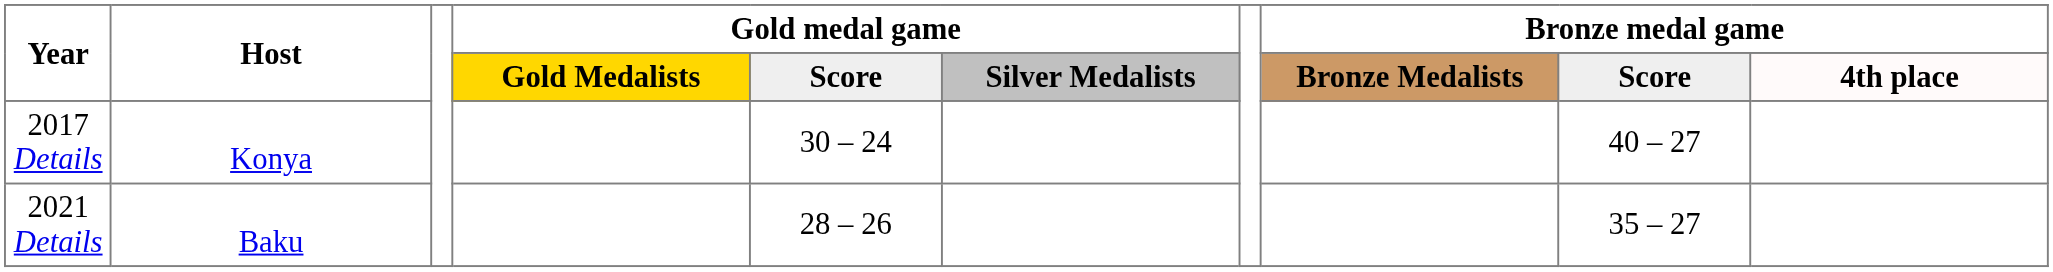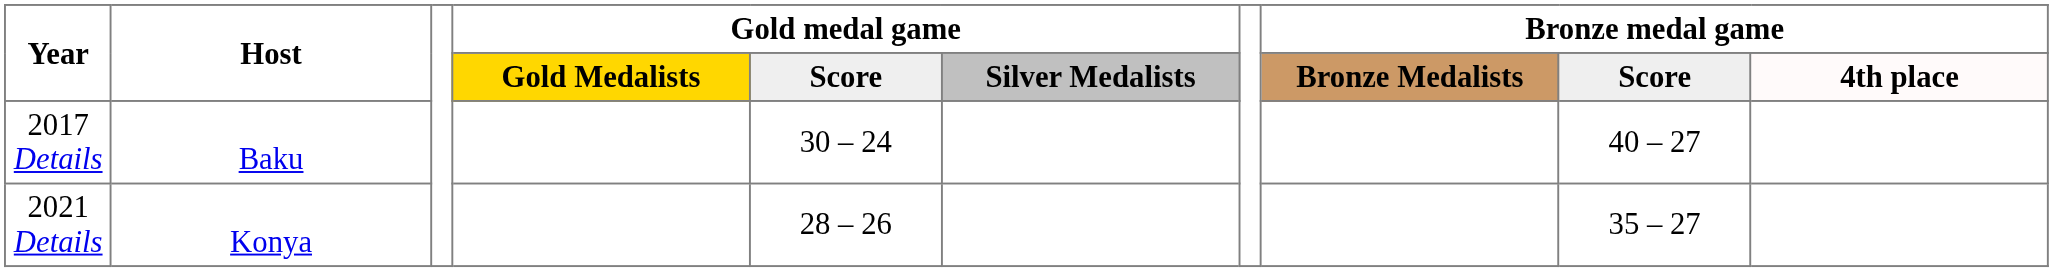(271, 159) Konya -> (271, 159) Baku
(271, 241) Baku -> (271, 241) Konya
